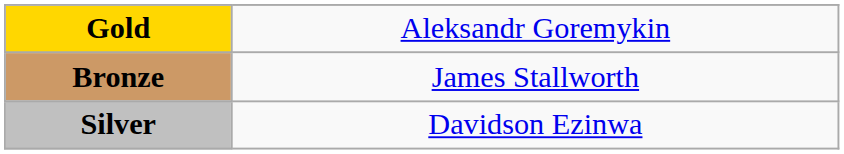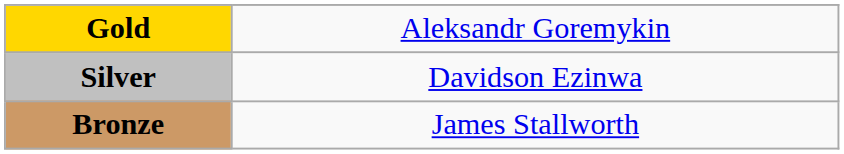rows swapped: (118, 124) <-> (118, 76)
